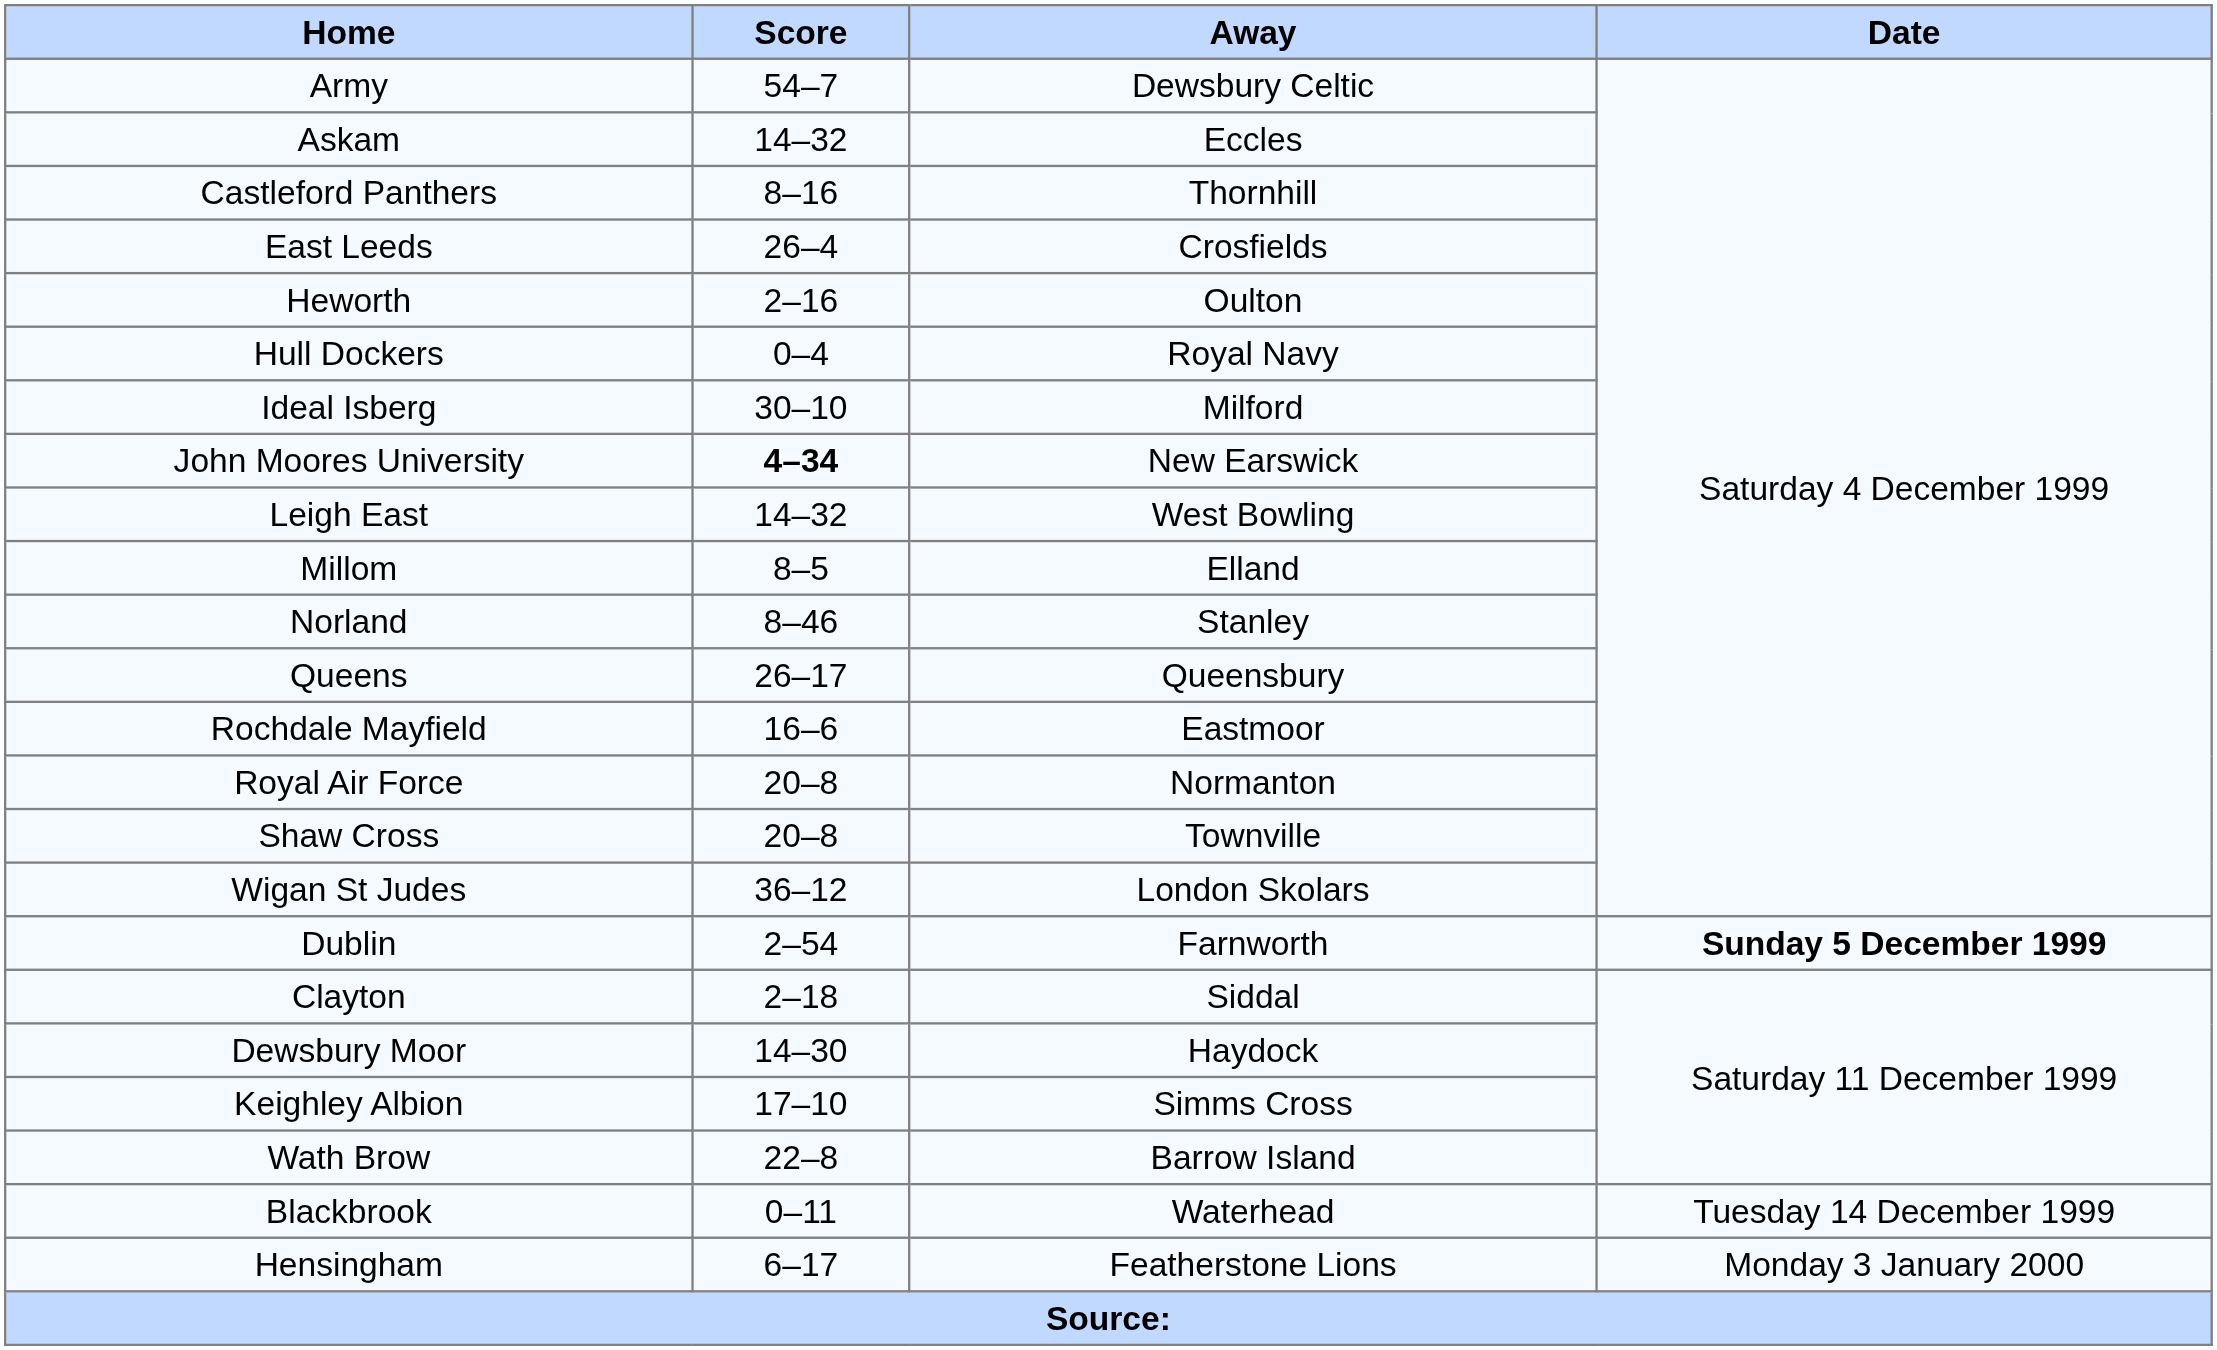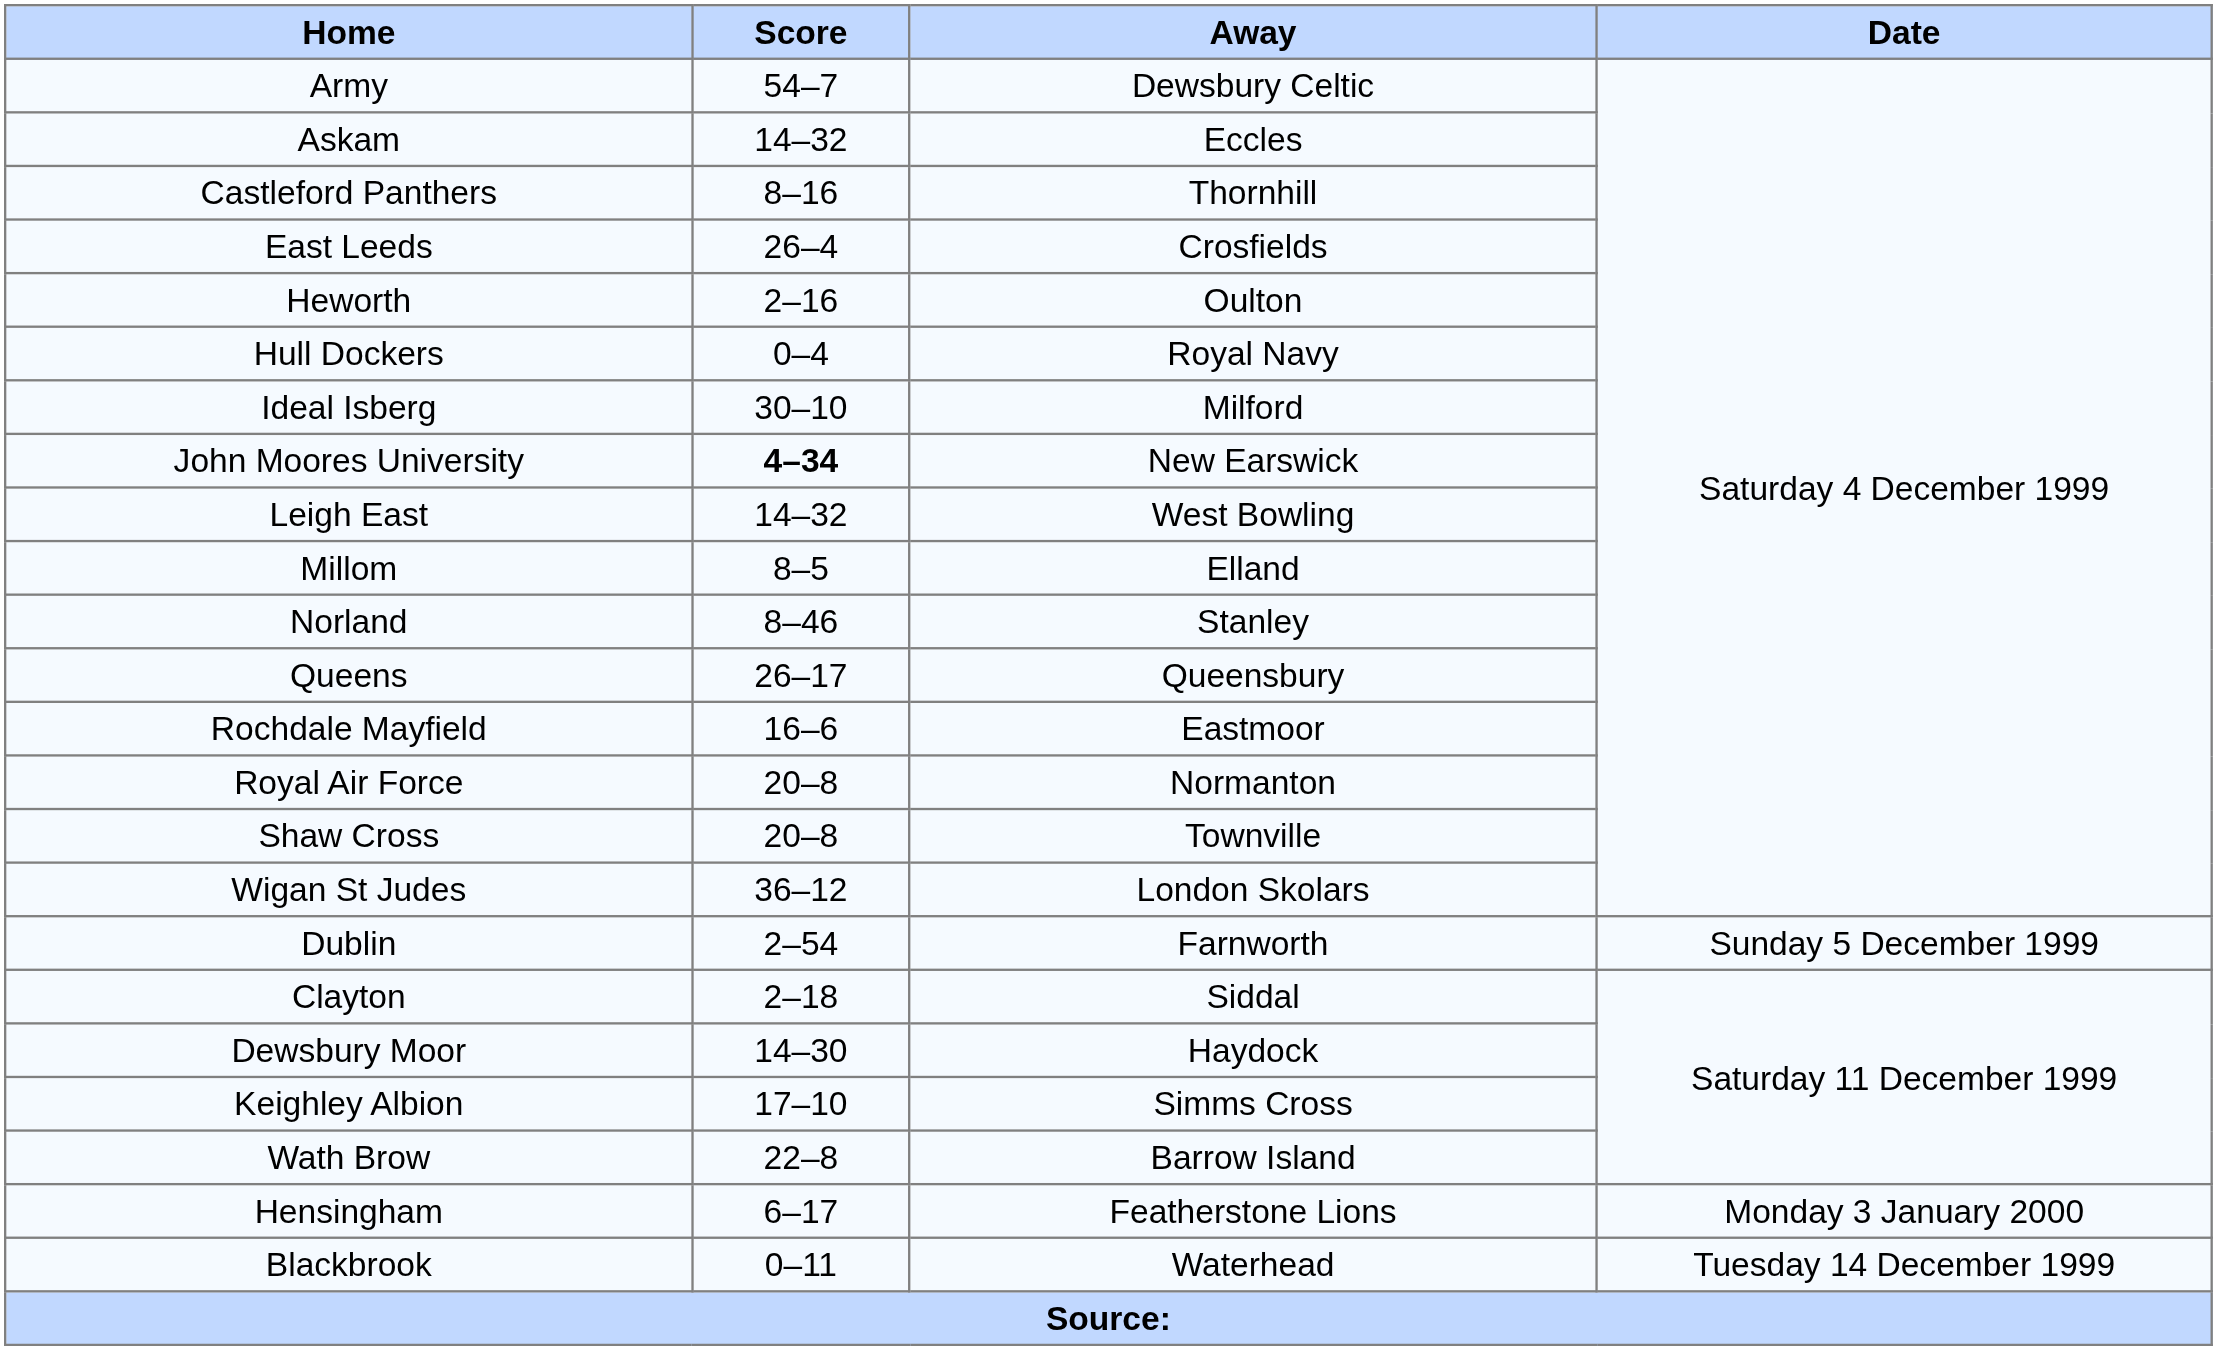(1904, 943) bold -> (1904, 943) normal
rows swapped: (349, 1211) <-> (349, 1265)
